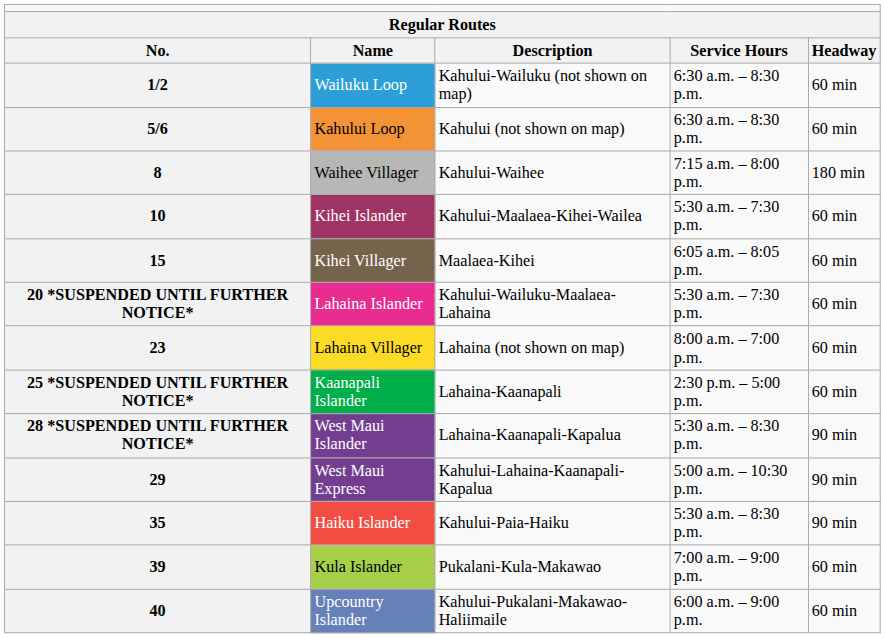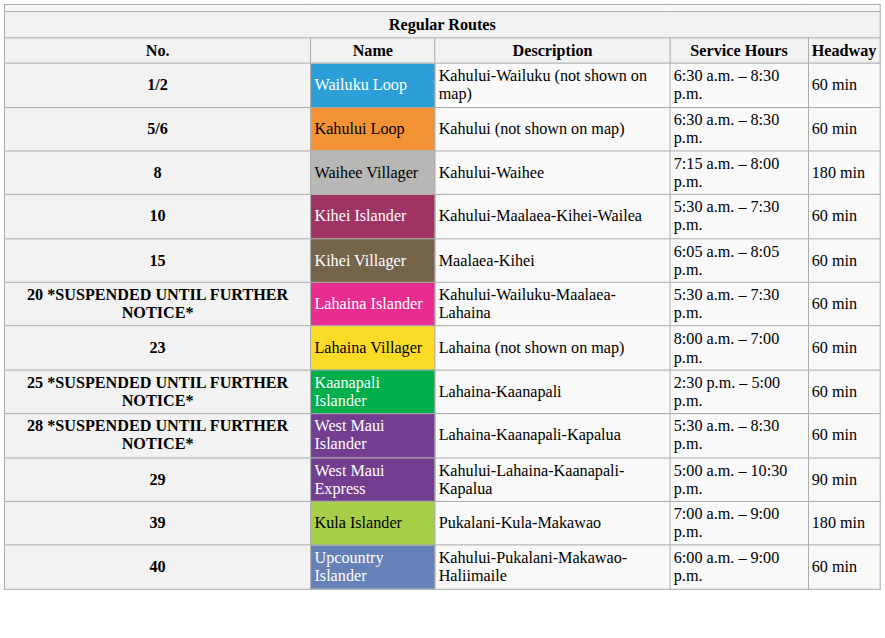(834, 435) 90 min -> (834, 435) 60 min
- row: (158, 523)
(834, 567) 60 min -> (838, 523) 180 min
